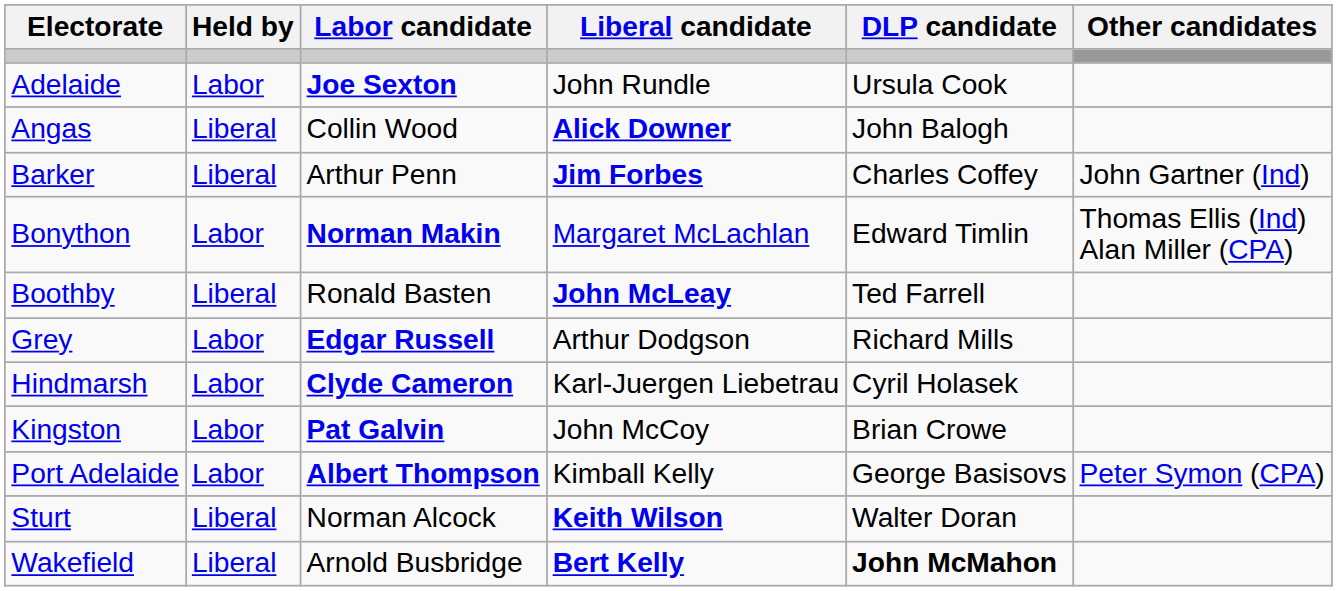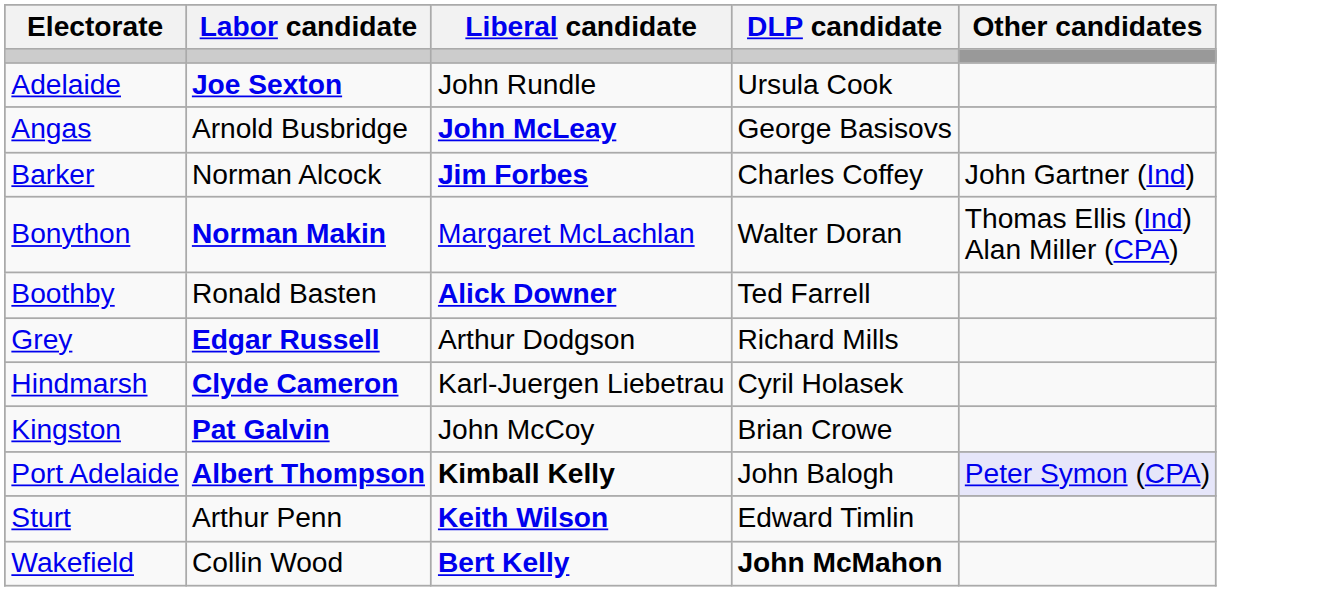- column: (243, 26)
(382, 129) Collin Wood -> (300, 129) Arnold Busbridge
(642, 129) Alick Downer -> (527, 129) John McLeay
(930, 129) John Balogh -> (845, 129) George Basisovs
(382, 173) Arthur Penn -> (287, 173) Norman Alcock
(941, 234) Edward Timlin -> (820, 234) Walter Doran
(642, 294) John McLeay -> (527, 294) Alick Downer
(633, 473) normal -> (526, 473) bold
(959, 473) George Basisovs -> (816, 473) John Balogh
(1202, 473) no background -> (1087, 473) lavender background
(401, 518) Norman Alcock -> (267, 518) Arthur Penn
(935, 518) Walter Doran -> (826, 518) Edward Timlin
(415, 562) Arnold Busbridge -> (268, 562) Collin Wood
